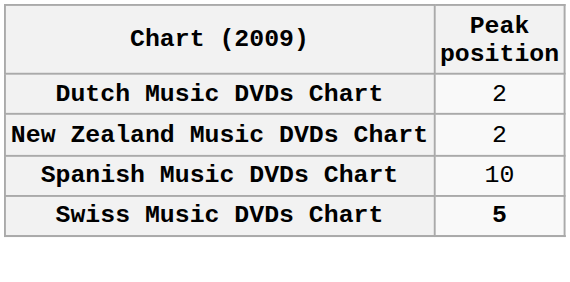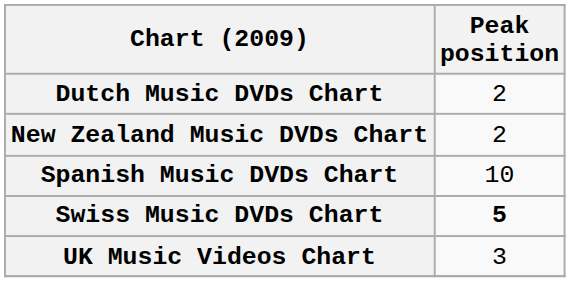+ row: (219, 256)
